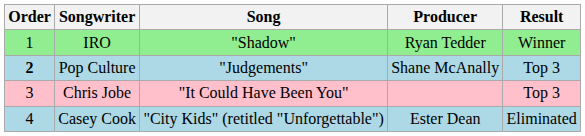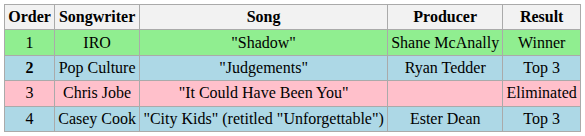(445, 42) Ryan Tedder -> (445, 42) Shane McAnally
(445, 67) Shane McAnally -> (445, 67) Ryan Tedder
(542, 93) Top 3 -> (542, 93) Eliminated
(542, 118) Eliminated -> (542, 118) Top 3
